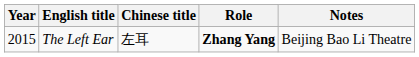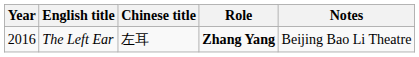(22, 39) 2015 -> (22, 39) 2016
